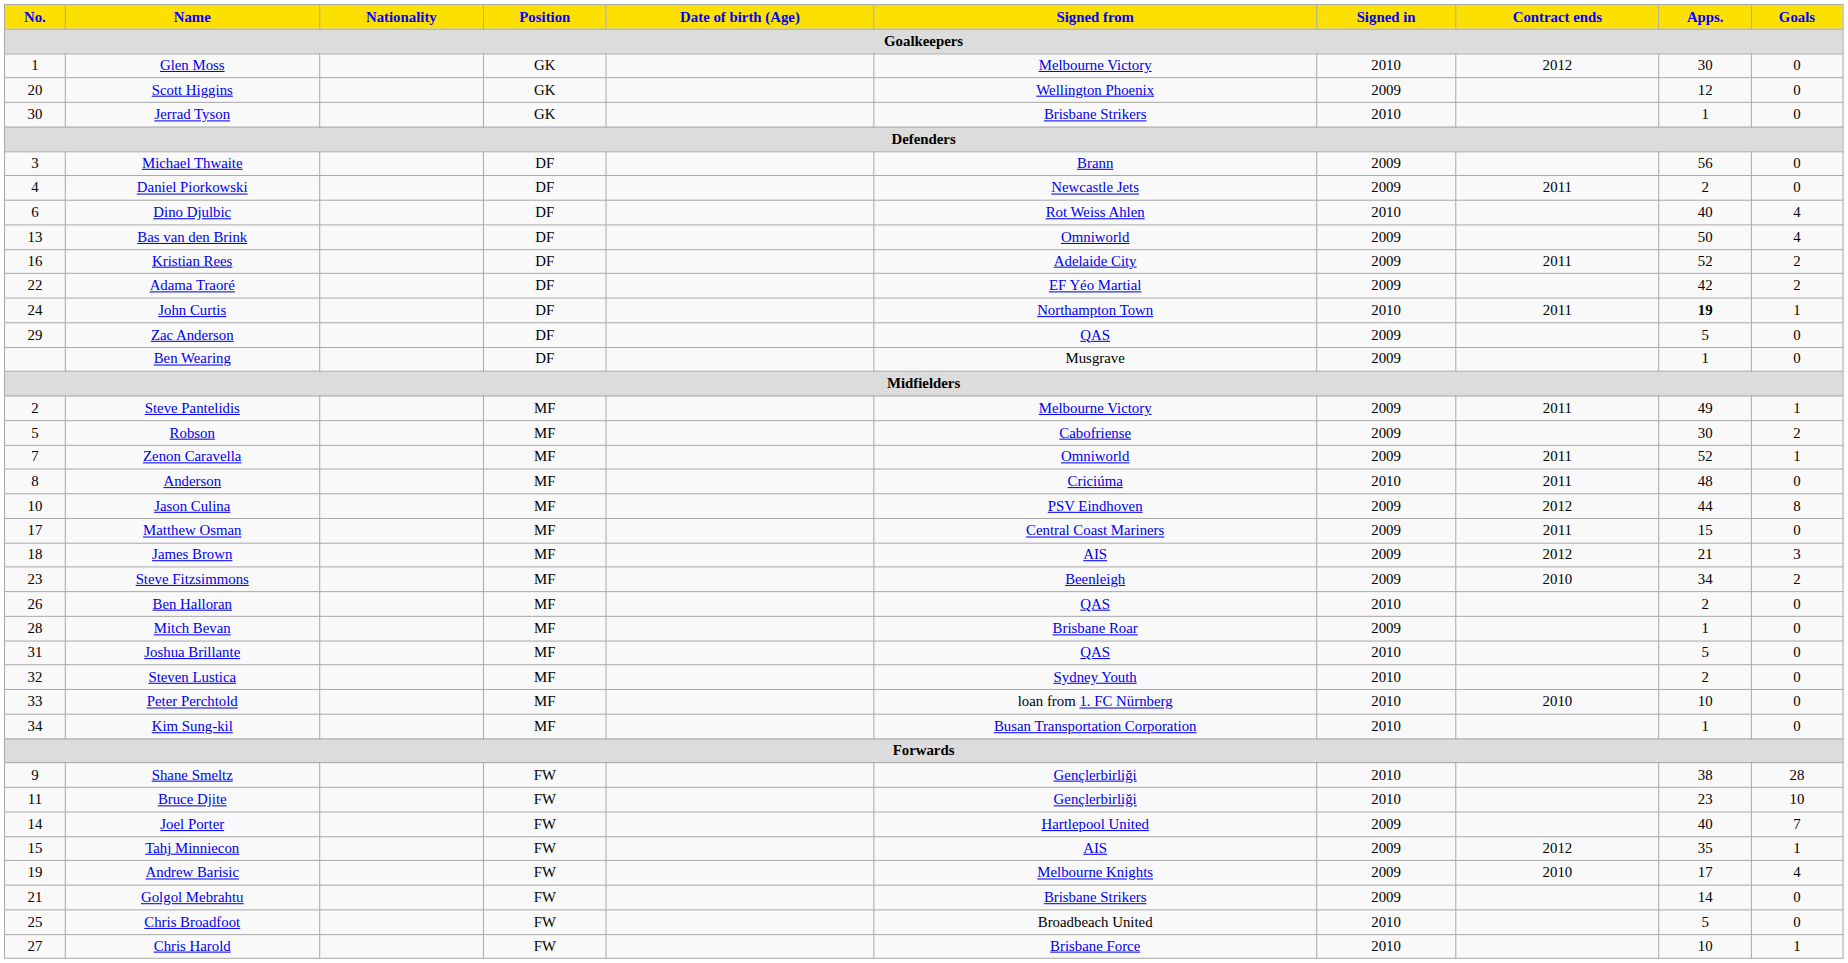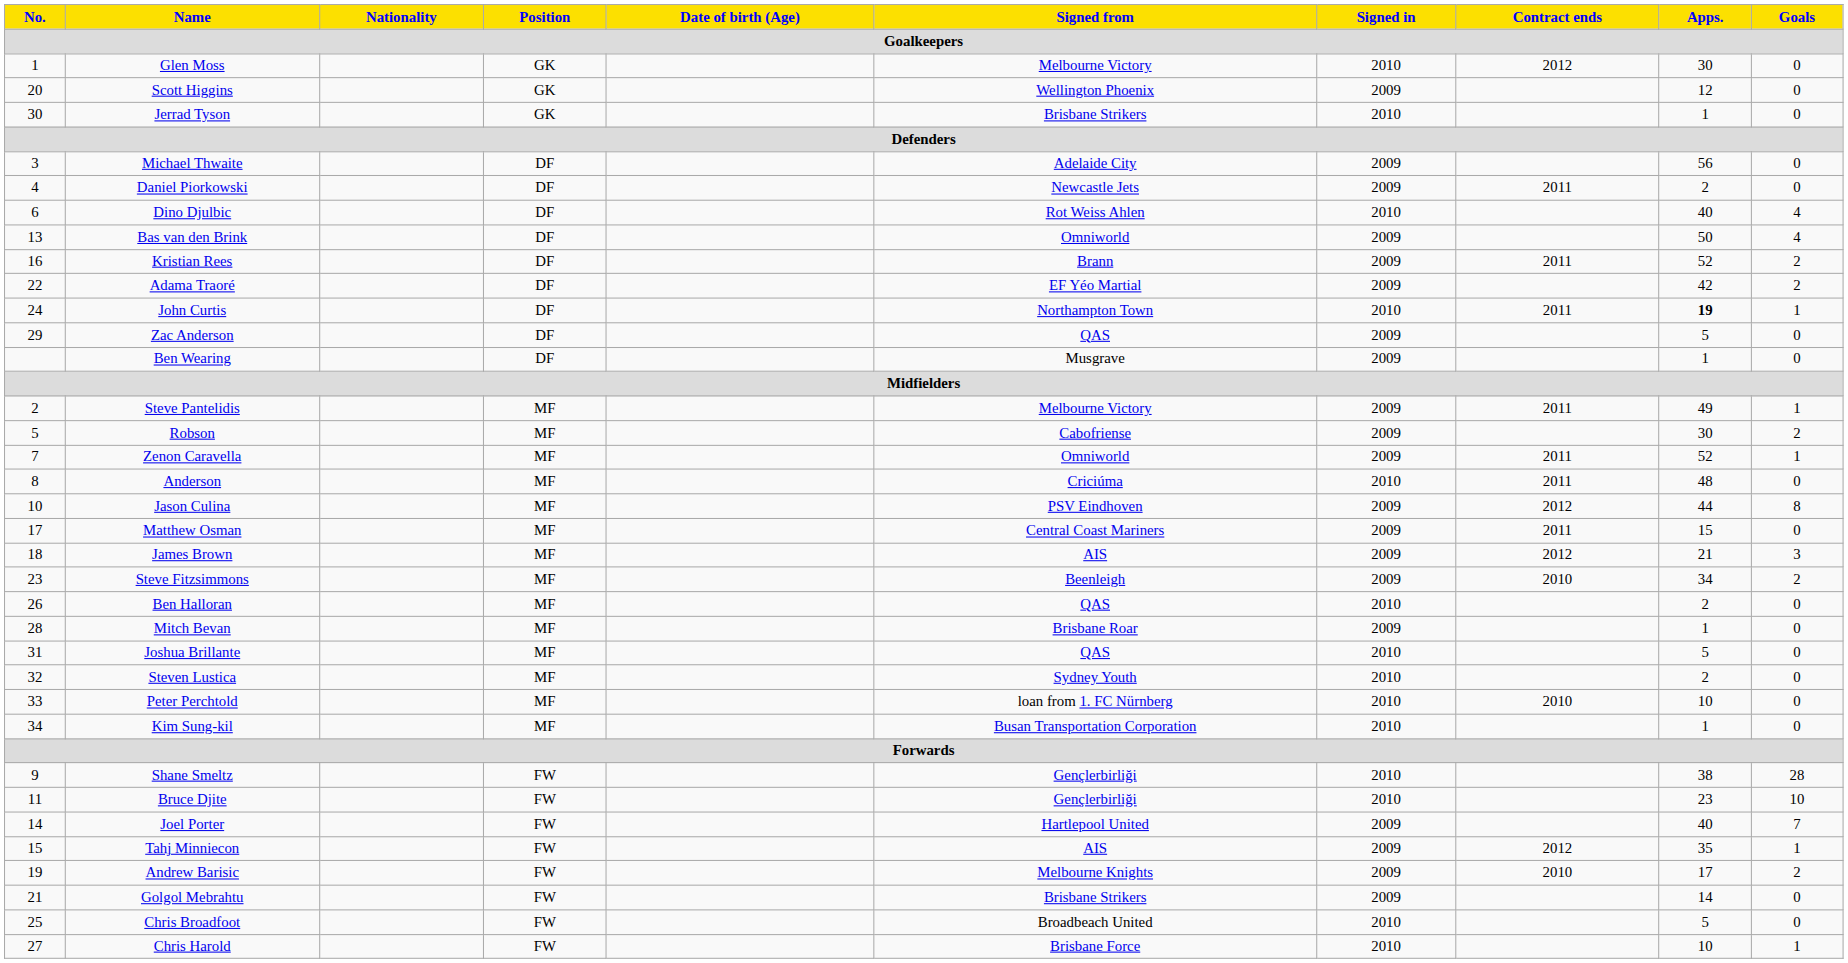(1095, 163) Brann -> (1095, 163) Adelaide City
(1095, 261) Adelaide City -> (1095, 261) Brann
(1797, 873) 4 -> (1797, 873) 2
